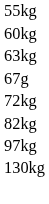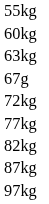+ row: (20, 123)
+ row: (20, 168)
- row: (24, 168)
